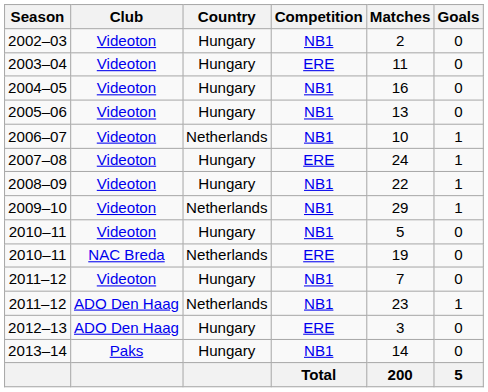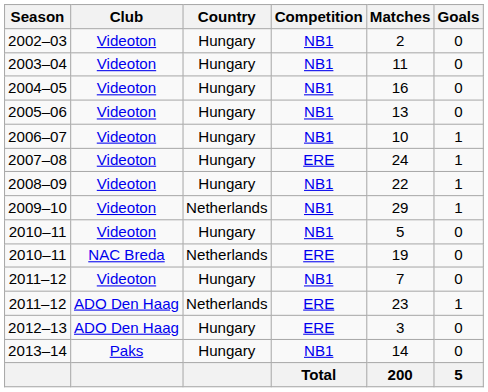(319, 65) ERE -> (319, 65) NB1
(227, 136) Netherlands -> (227, 136) Hungary
(319, 304) NB1 -> (319, 304) ERE
